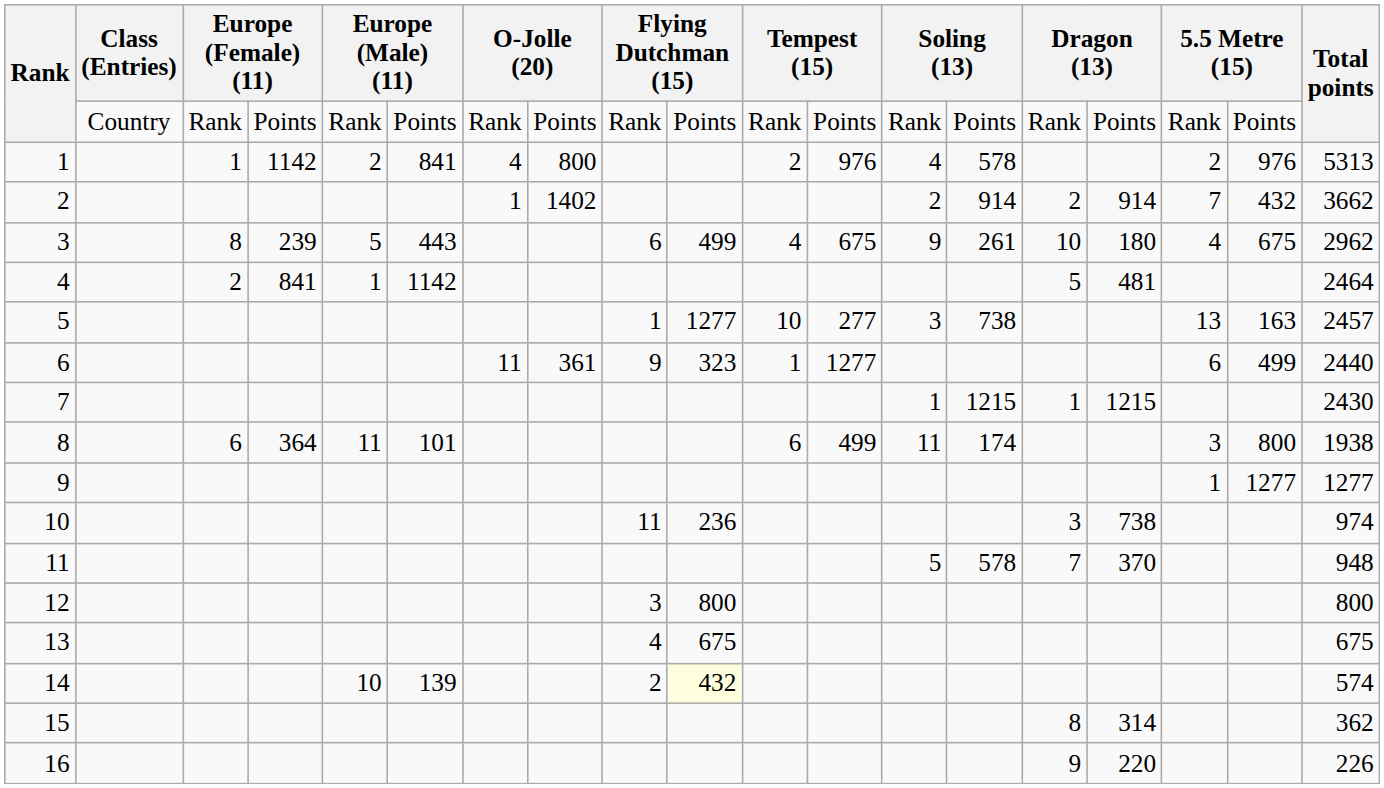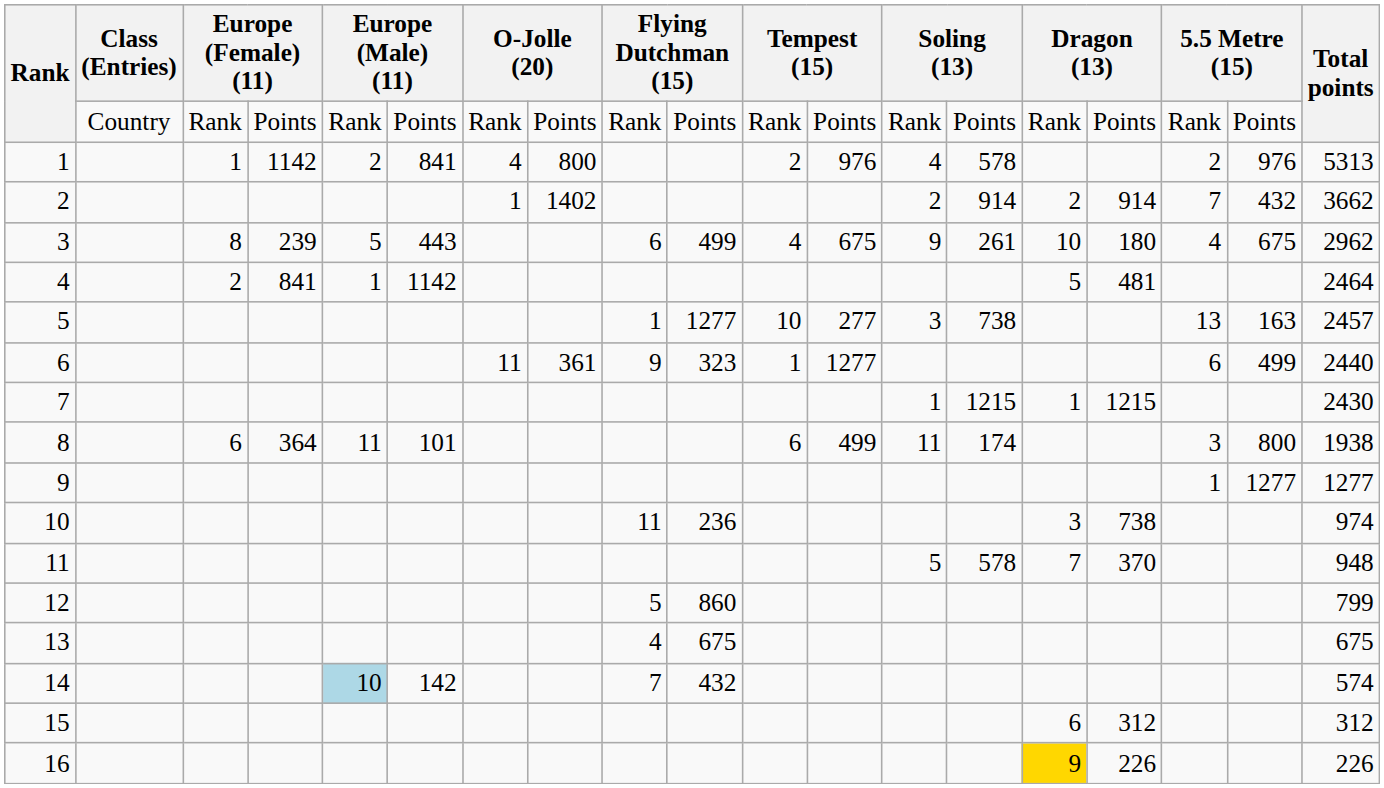(655, 602) 3 -> (655, 602) 5
(717, 602) 800 -> (717, 602) 860
(1355, 602) 800 -> (1355, 602) 799
(369, 682) no background -> (369, 682) lightblue background
(438, 682) 139 -> (438, 682) 142
(655, 682) 2 -> (655, 682) 7
(717, 682) lightyellow background -> (717, 682) no background
(1075, 722) 8 -> (1075, 722) 6
(1137, 722) 314 -> (1137, 722) 312
(1355, 722) 362 -> (1355, 722) 312
(1075, 762) no background -> (1075, 762) gold background
(1137, 762) 220 -> (1137, 762) 226
